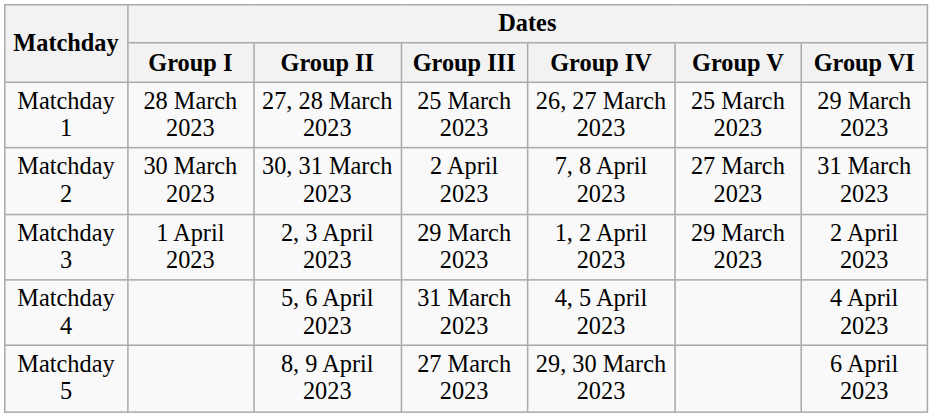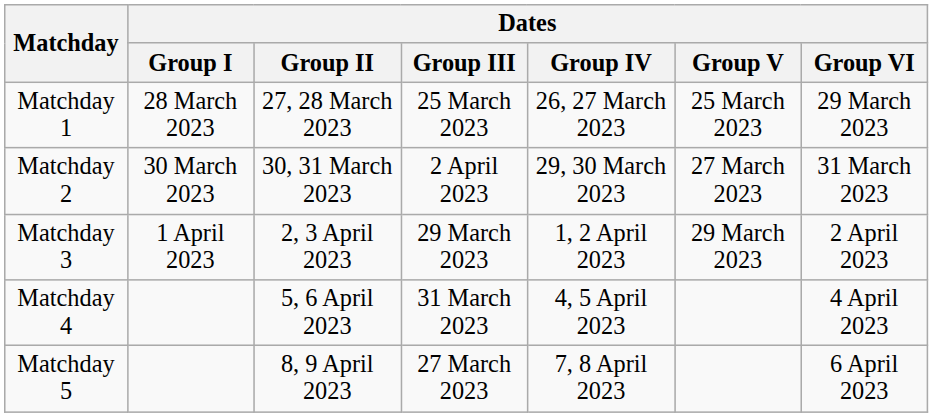(601, 180) 7, 8 April 2023 -> (601, 180) 29, 30 March 2023
(601, 378) 29, 30 March 2023 -> (601, 378) 7, 8 April 2023
